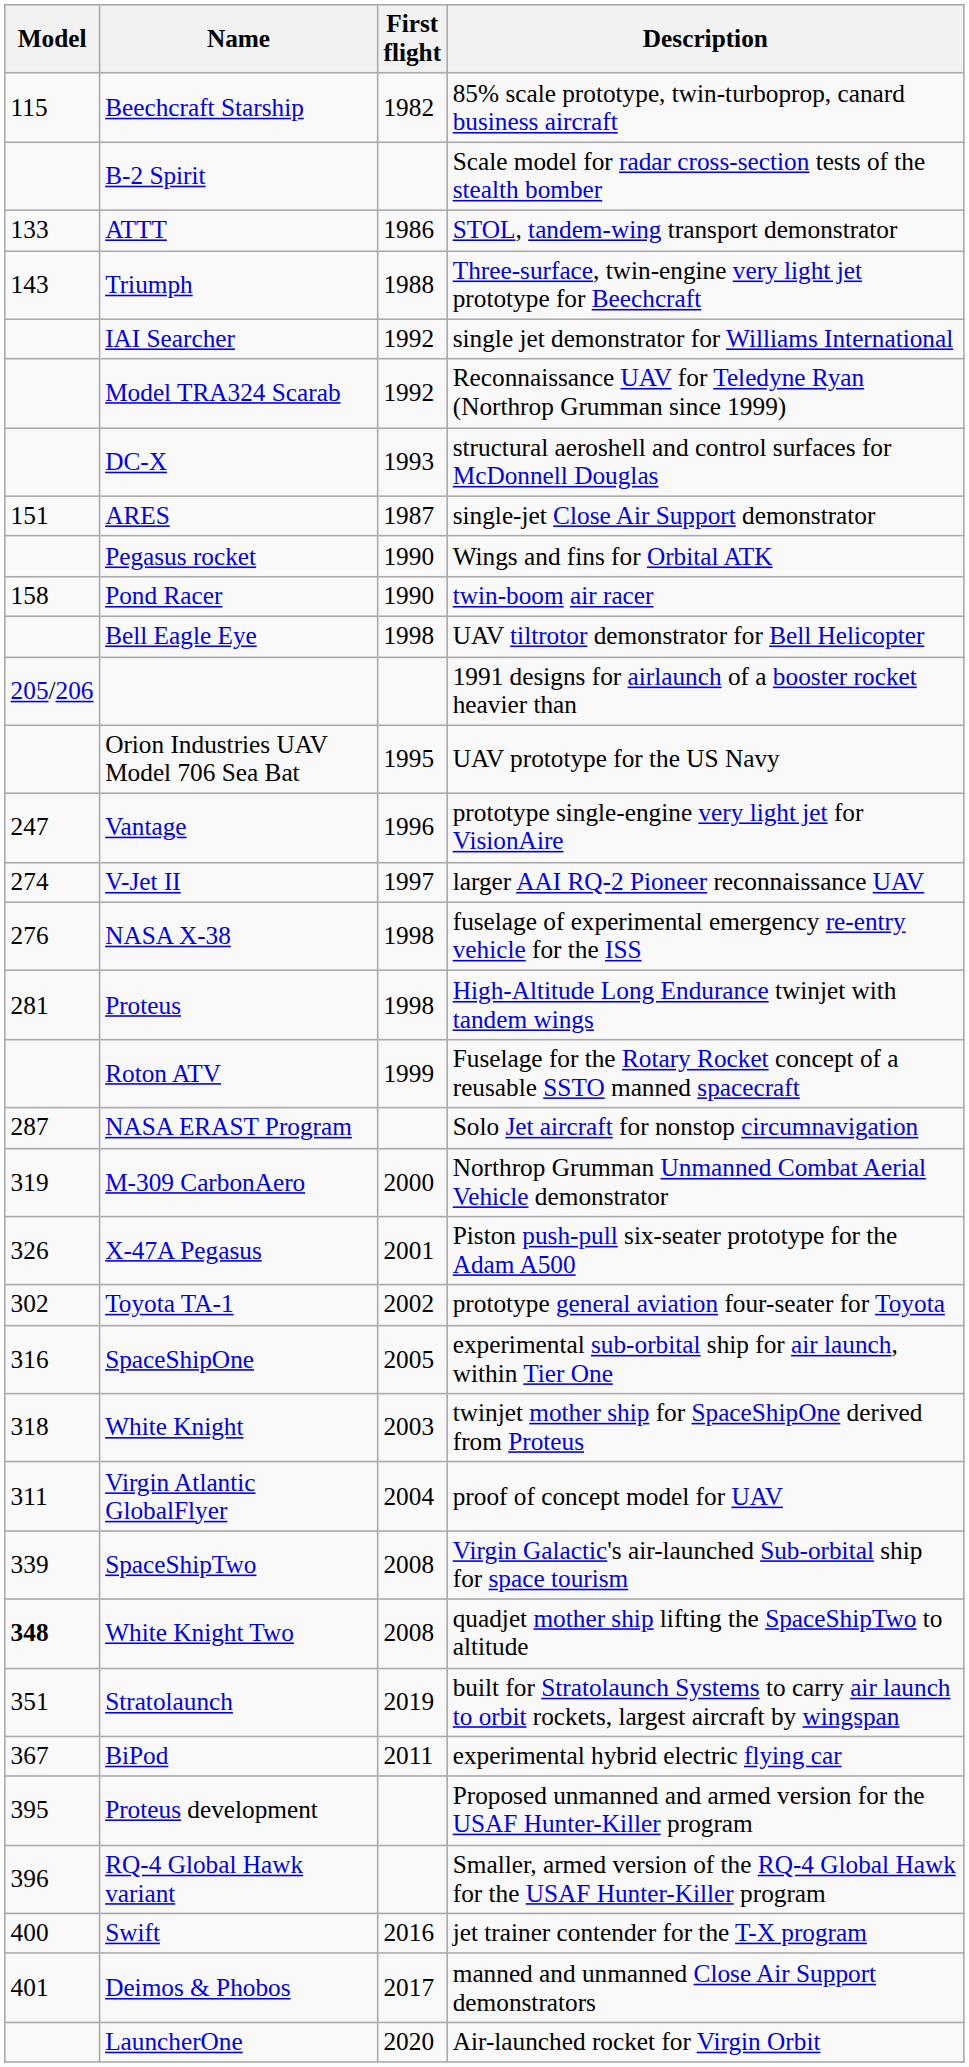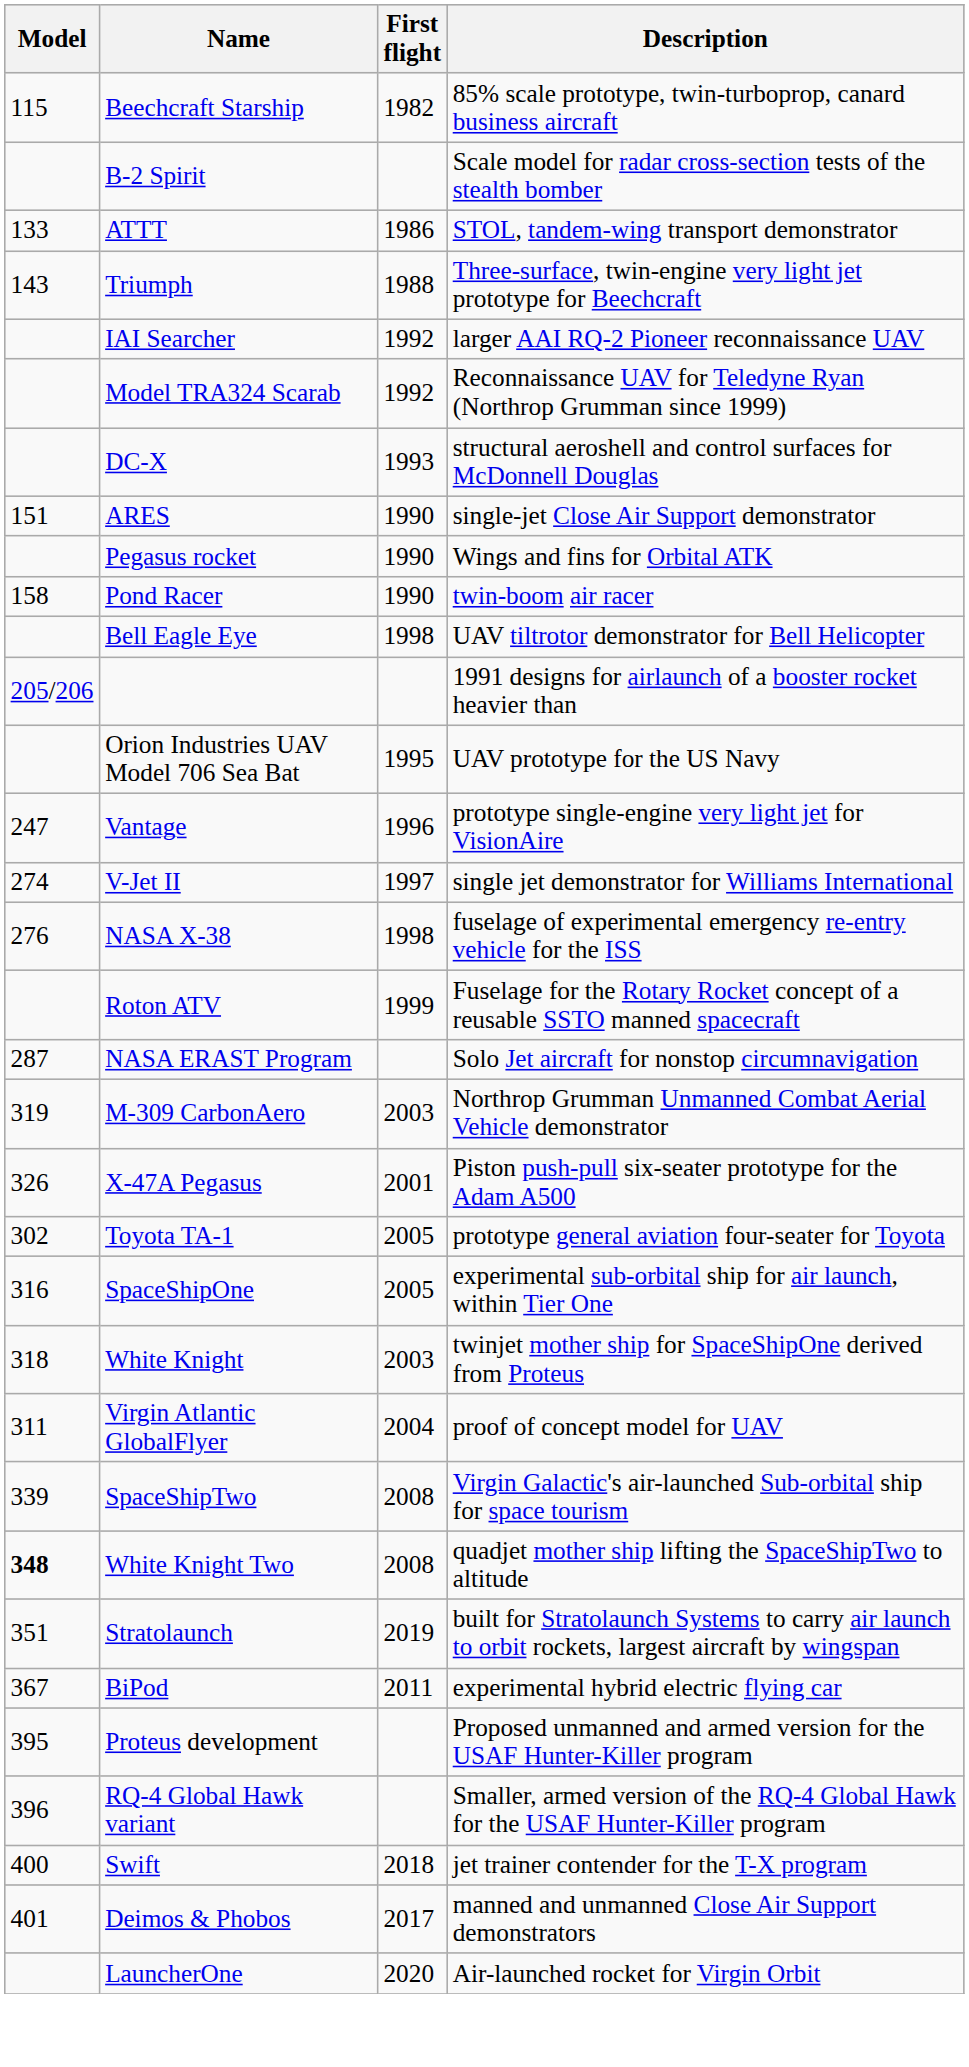(703, 338) single jet demonstrator for Williams International -> (689, 338) larger AAI RQ-2 Pioneer reconnaissance UAV
(409, 515) 1987 -> (409, 515) 1990
(689, 881) larger AAI RQ-2 Pioneer reconnaissance UAV -> (703, 881) single jet demonstrator for Williams International
- row: (143, 1004)
(409, 1181) 2000 -> (409, 1113) 2003
(409, 1304) 2002 -> (409, 1236) 2005
(409, 1933) 2016 -> (409, 1864) 2018
